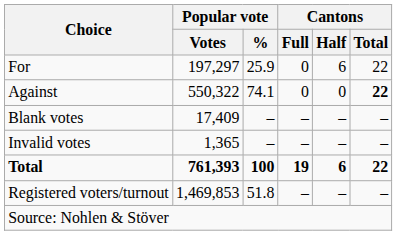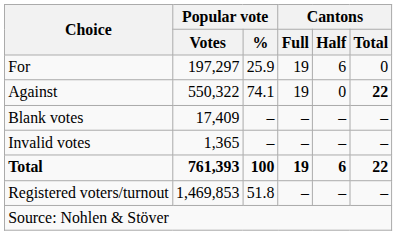(305, 67) 0 -> (301, 67) 19
(380, 67) 22 -> (384, 67) 0
(305, 92) 0 -> (301, 92) 19
